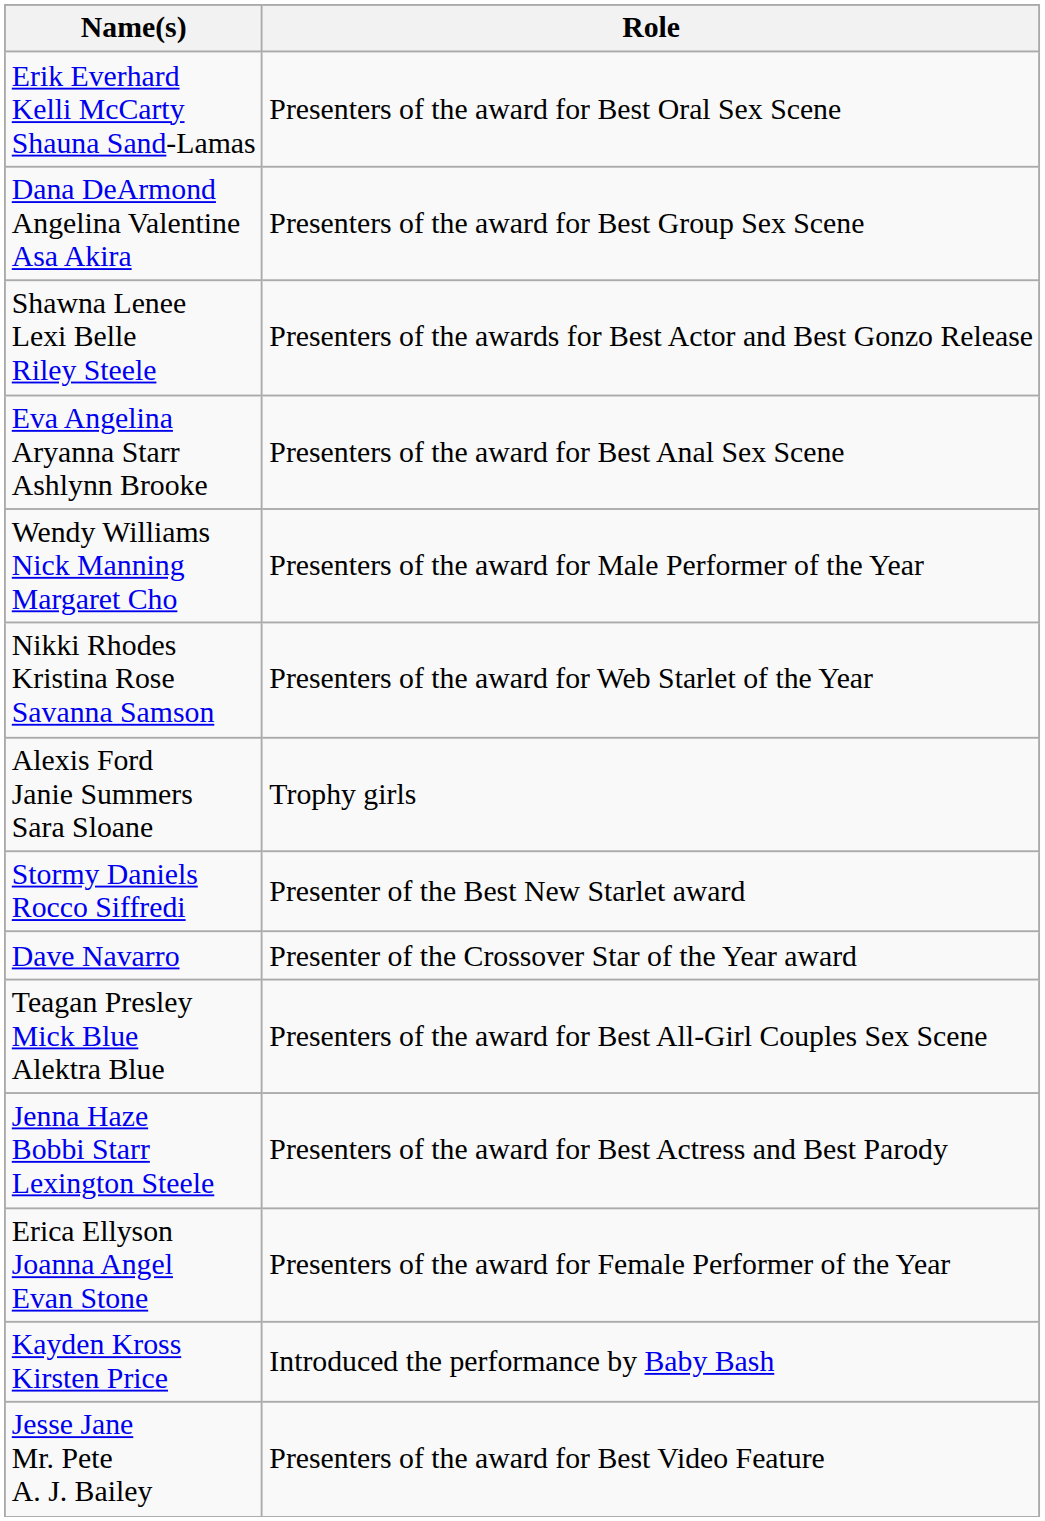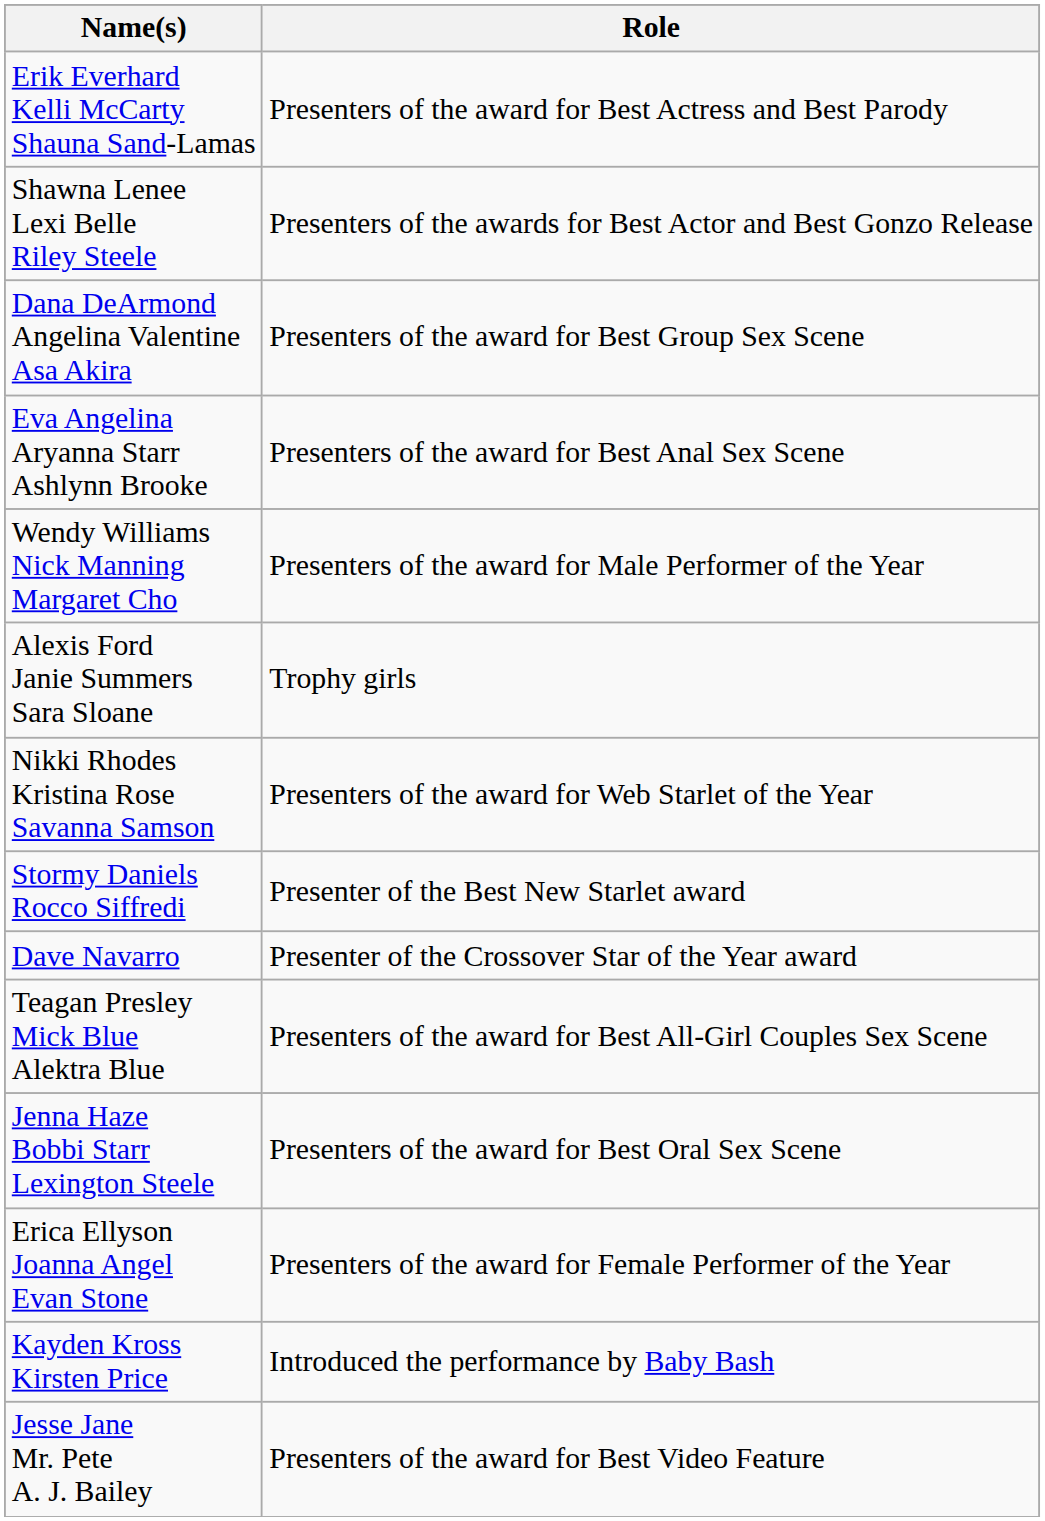(555, 108) Presenters of the award for Best Oral Sex Scene -> (609, 108) Presenters of the award for Best Actress and Best Parody
rows swapped: (126, 222) <-> (99, 337)
rows swapped: (113, 679) <-> (102, 793)
(609, 1149) Presenters of the award for Best Actress and Best Parody -> (555, 1149) Presenters of the award for Best Oral Sex Scene
